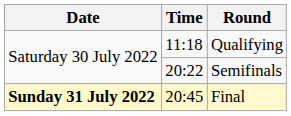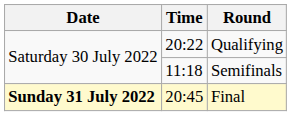(184, 44) 11:18 -> (184, 44) 20:22
(184, 70) 20:22 -> (184, 70) 11:18
